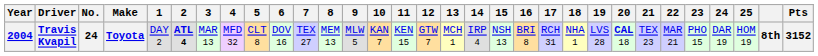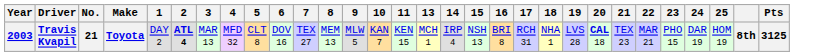- column: (428, 13)
(20, 36) 2004 -> (20, 36) 2003
(91, 36) 24 -> (91, 36) 21
(798, 36) 3152 -> (774, 36) 3125
